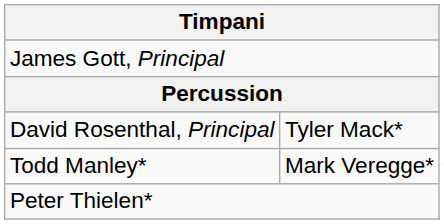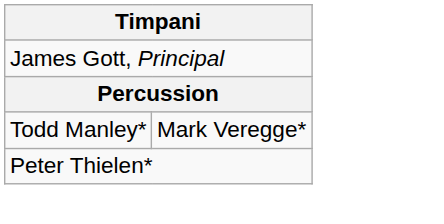- row: (142, 129)
